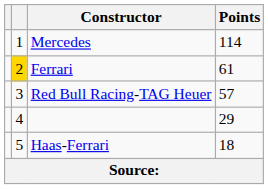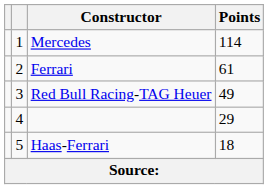(19, 68) gold background -> (19, 68) no background
(227, 93) 57 -> (227, 93) 49
